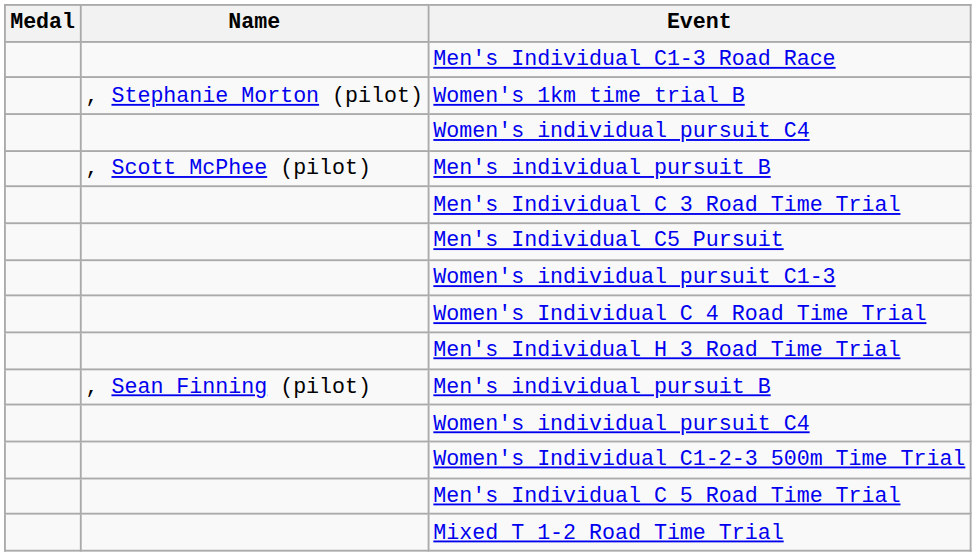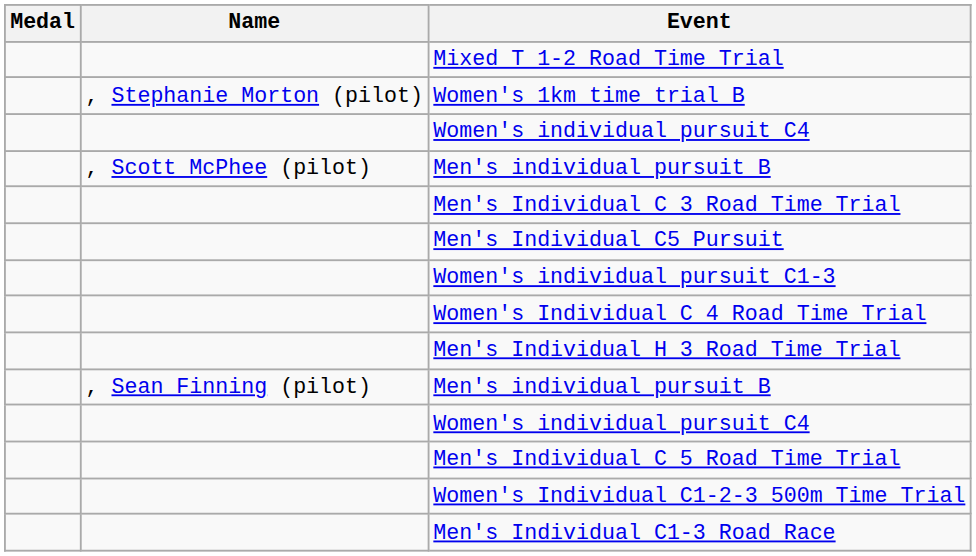rows swapped: (254, 532) <-> (254, 59)
rows swapped: (254, 459) <-> (254, 496)
